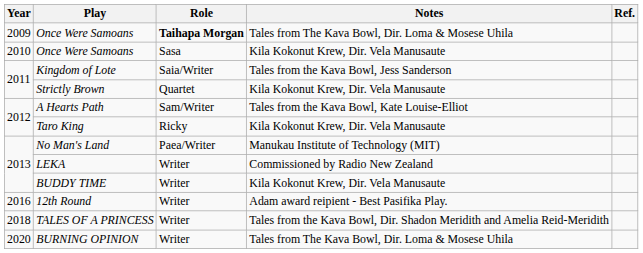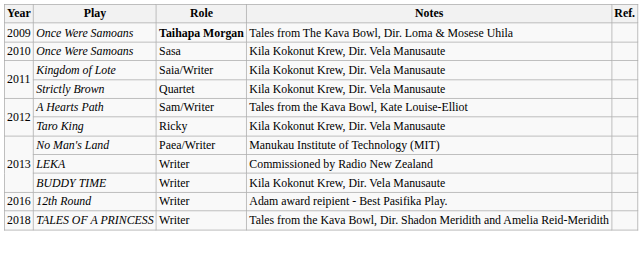(350, 70) Tales from the Kava Bowl, Jess Sanderson -> (347, 70) Kila Kokonut Krew, Dir. Vela Manusaute
- row: (19, 239)
